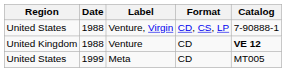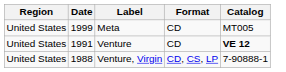rows swapped: (141, 28) <-> (119, 59)
(42, 43) United Kingdom -> (36, 43) United States
(93, 43) 1988 -> (82, 43) 1991
